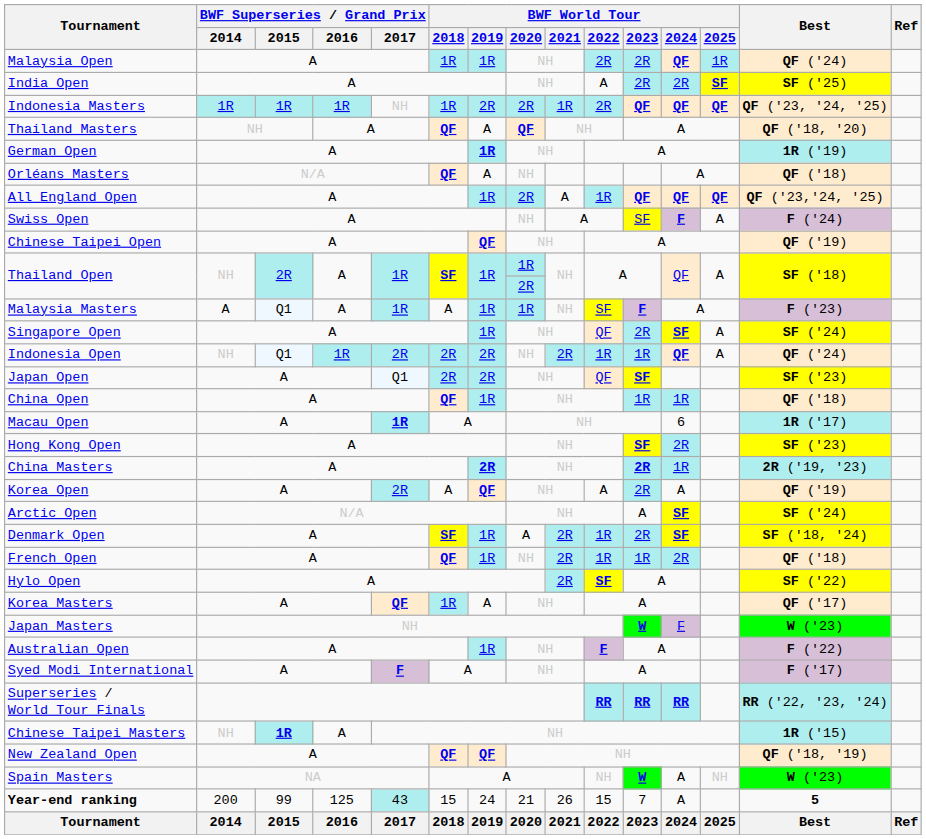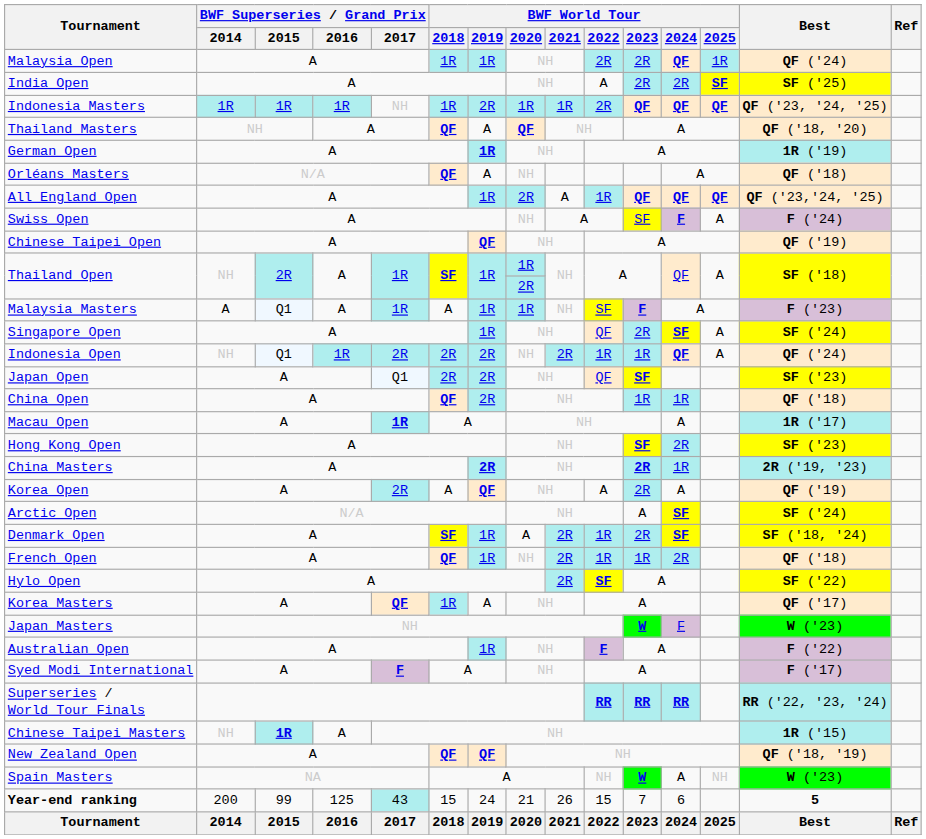(526, 106) 2R -> (526, 106) 1R
(487, 400) 1R -> (487, 400) 2R
(681, 422) 6 -> (681, 422) A
(681, 800) A -> (681, 800) 6
